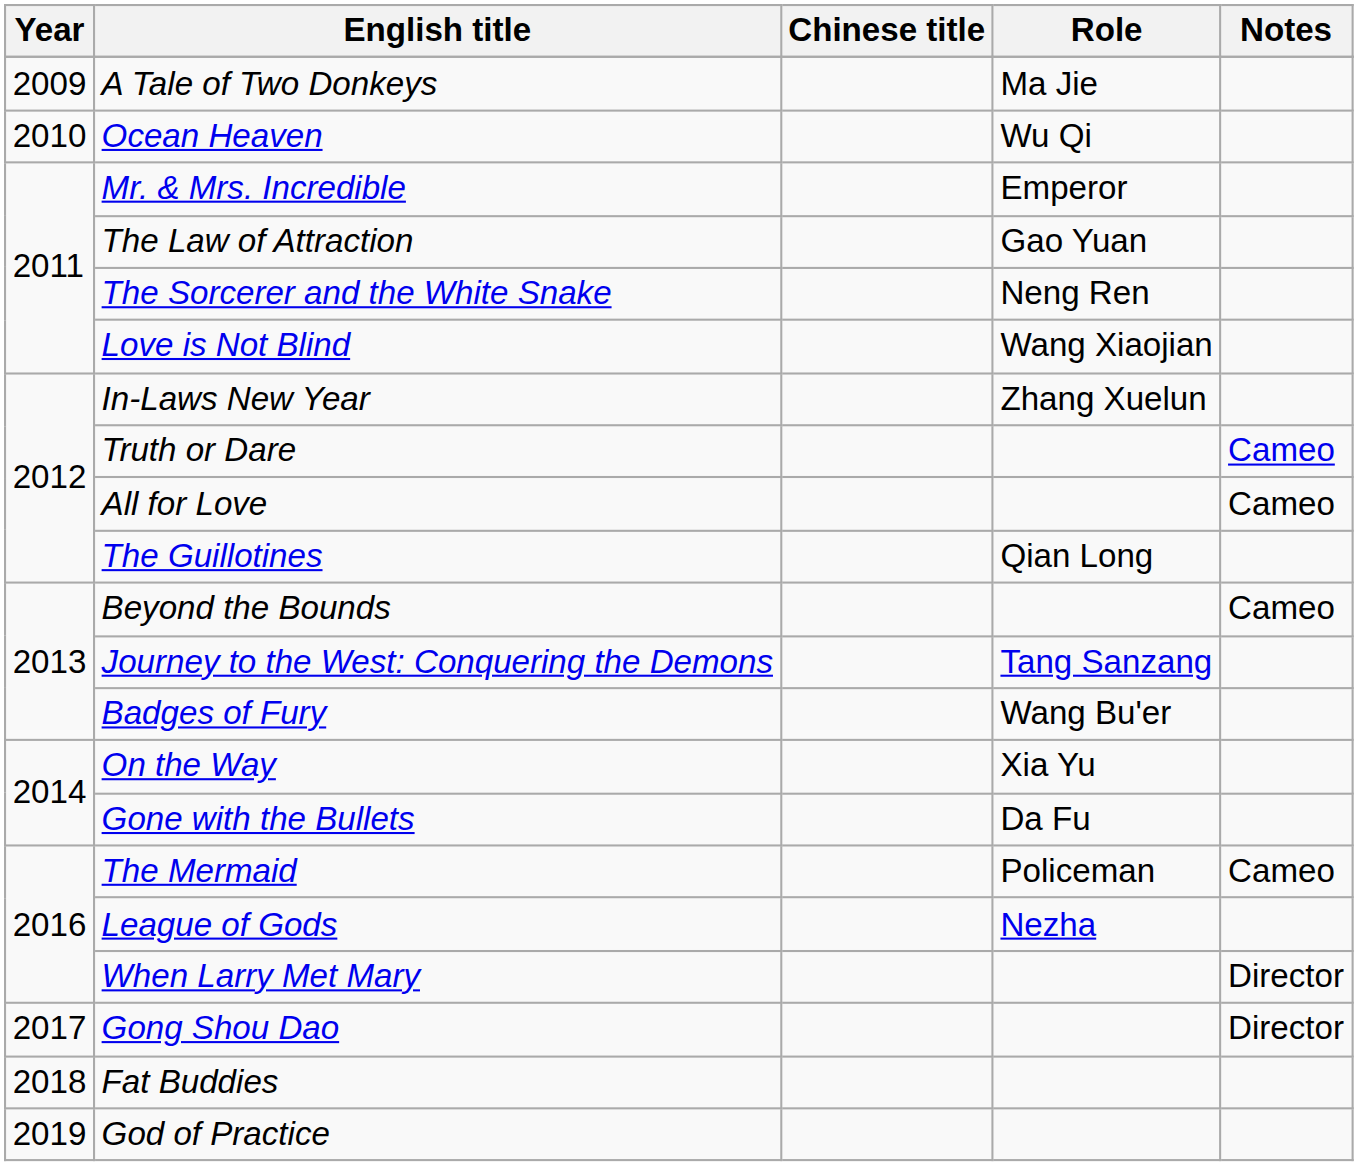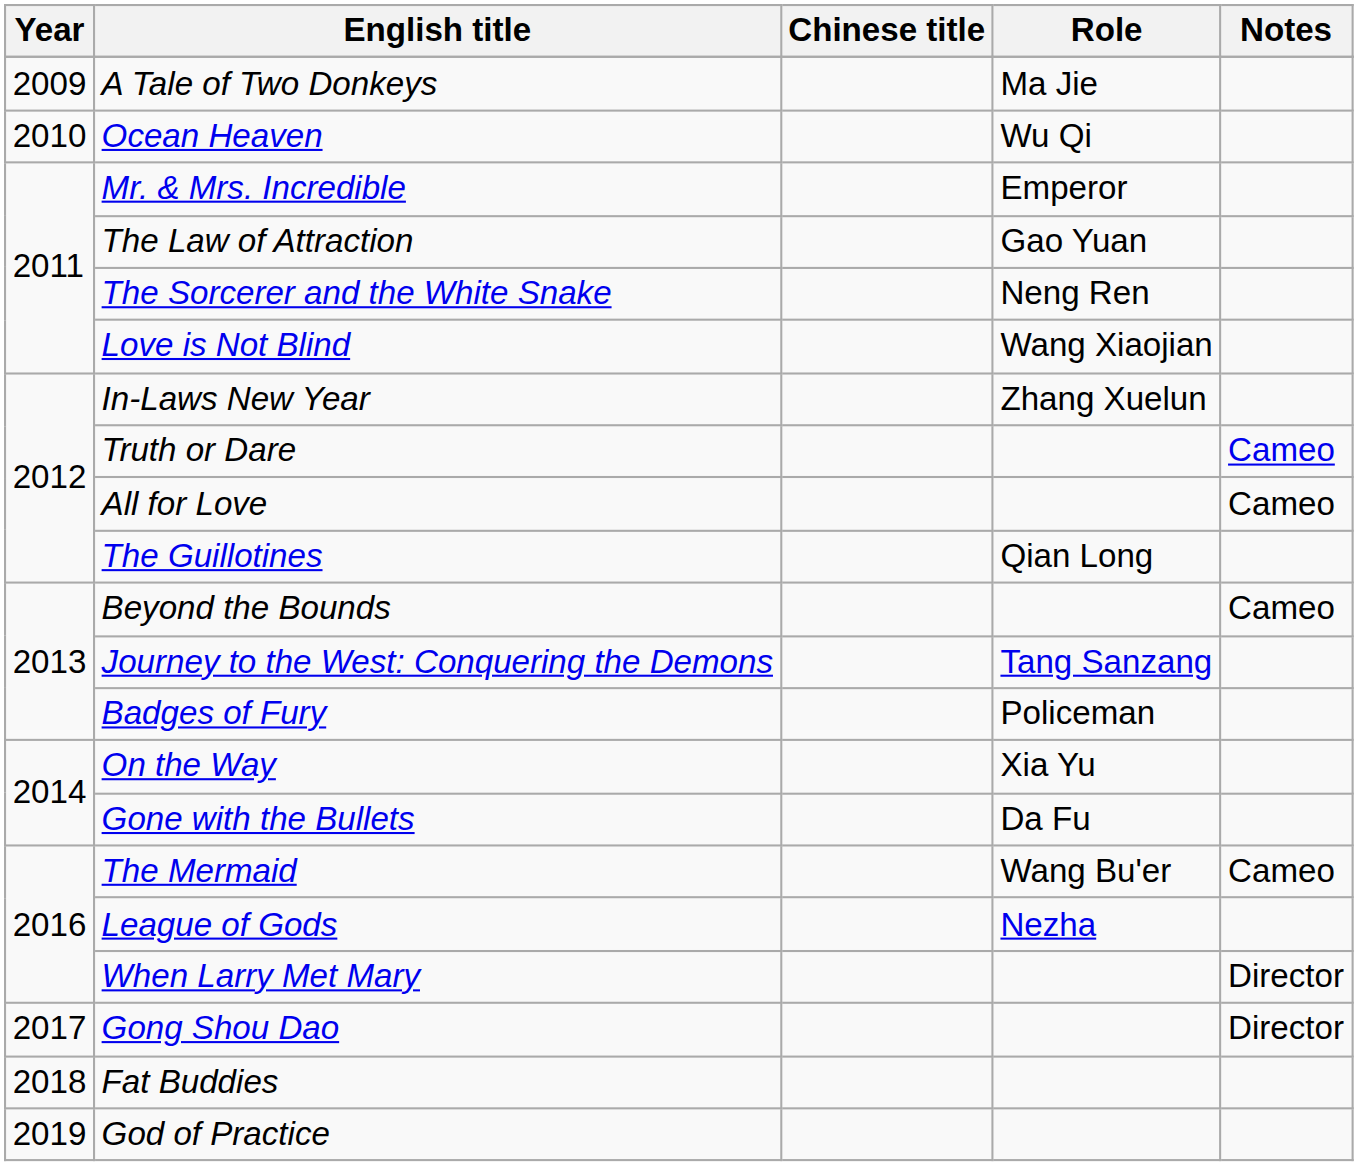(1086, 713) Wang Bu'er -> (1078, 713) Policeman
(1078, 871) Policeman -> (1086, 871) Wang Bu'er
